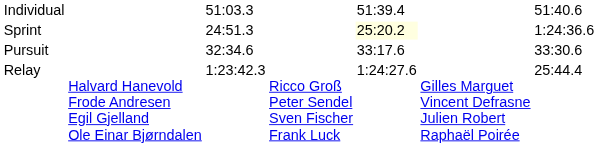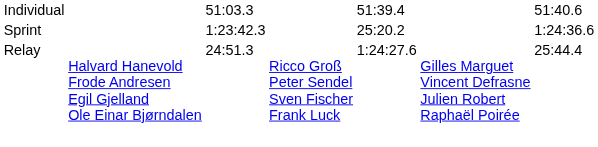(229, 30) 24:51.3 -> (235, 30) 1:23:42.3
(381, 30) lightyellow background -> (381, 30) no background
- row: (26, 50)
(235, 70) 1:23:42.3 -> (229, 50) 24:51.3
